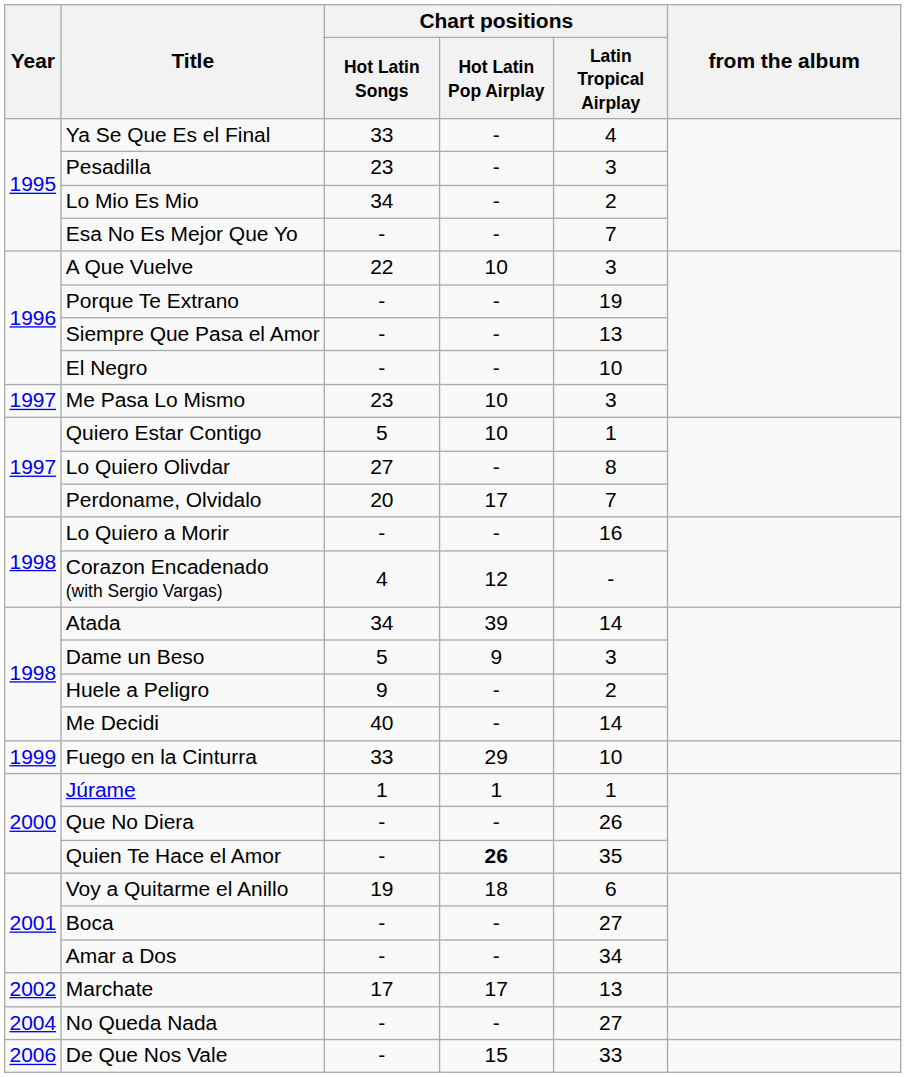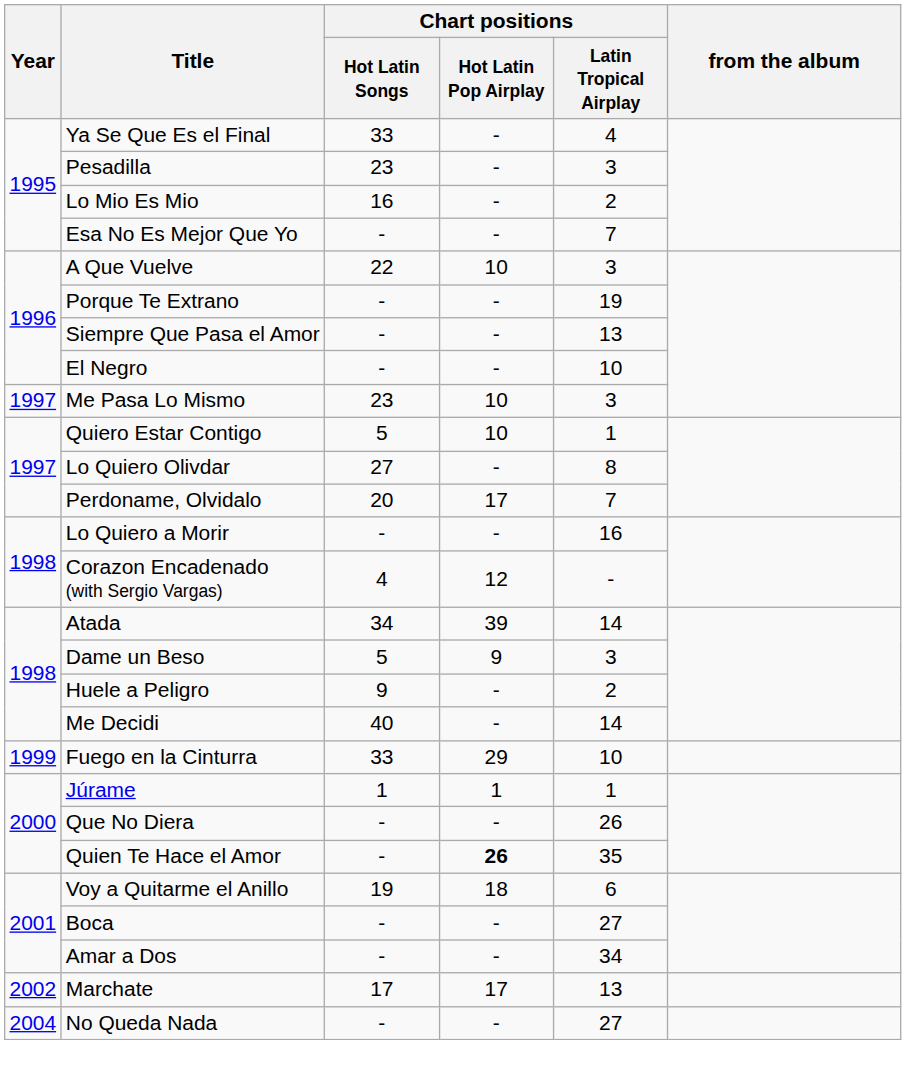(382, 201) 34 -> (382, 201) 16
- row: (147, 1055)
